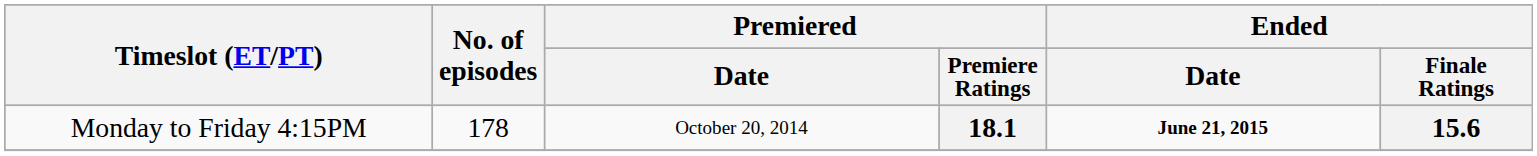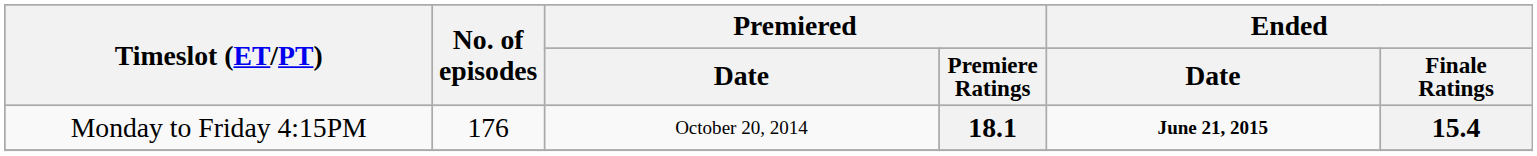(488, 127) 178 -> (488, 127) 176
(1456, 127) 15.6 -> (1456, 127) 15.4
